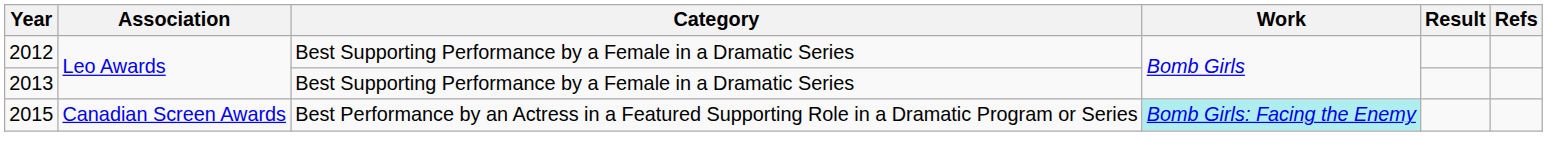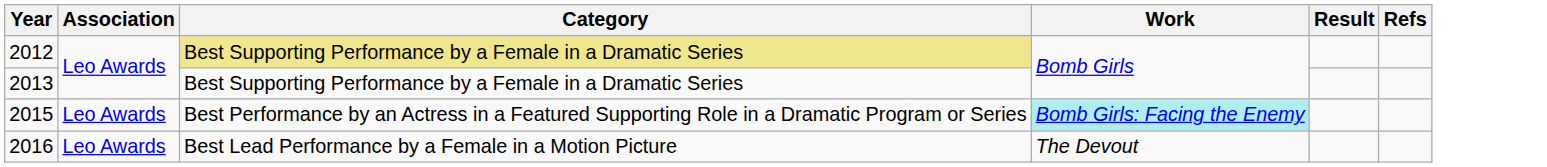(575, 51) no background -> (464, 51) khaki background
(174, 114) Canadian Screen Awards -> (114, 114) Leo Awards
+ row: (31, 146)
